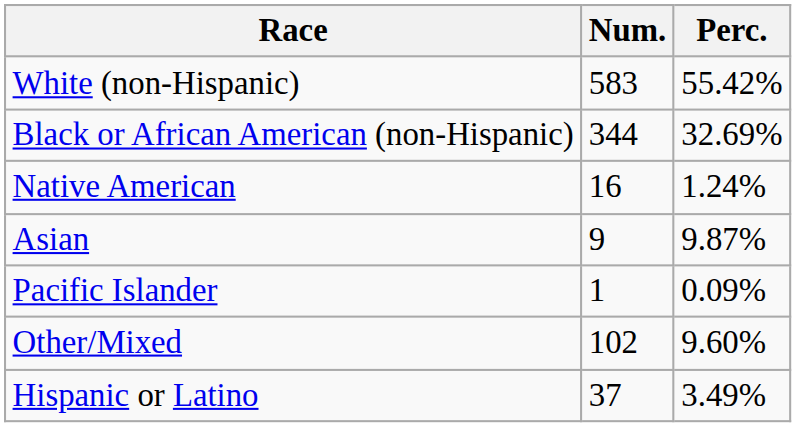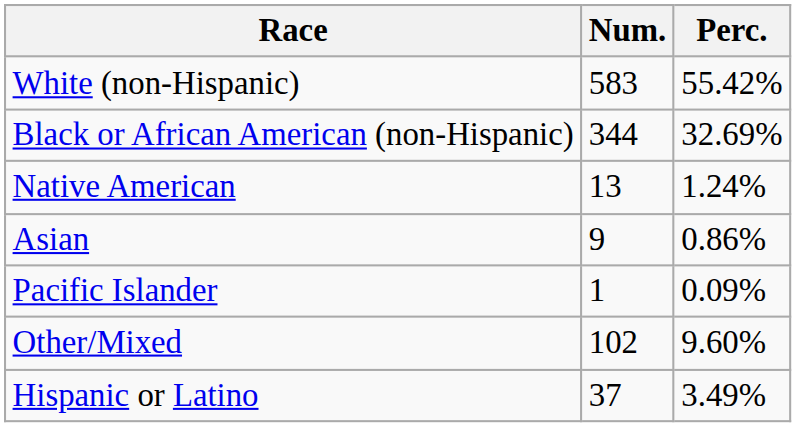(605, 186) 16 -> (605, 186) 13
(724, 238) 9.87% -> (724, 238) 0.86%
